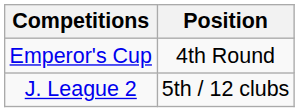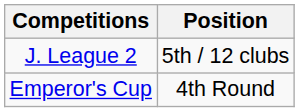rows swapped: (81, 89) <-> (81, 55)
